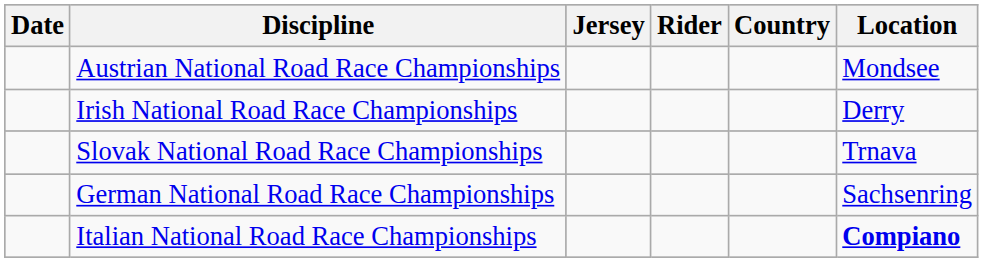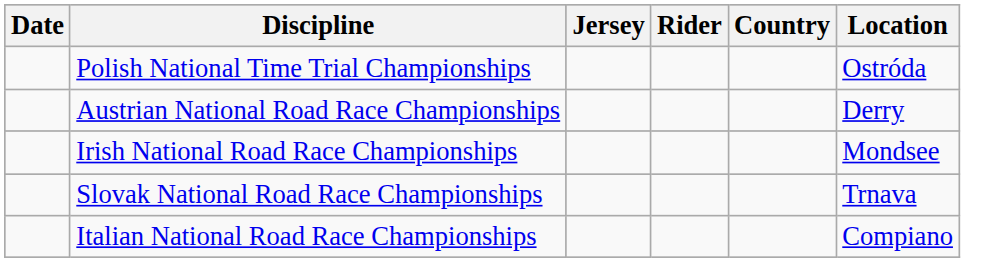+ row: (304, 67)
(891, 67) Mondsee -> (873, 109) Derry
(873, 109) Derry -> (891, 151) Mondsee
- row: (315, 194)
(901, 236) bold -> (898, 236) normal
